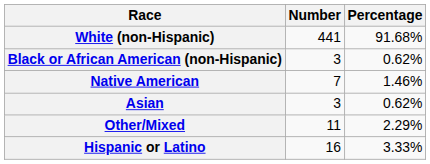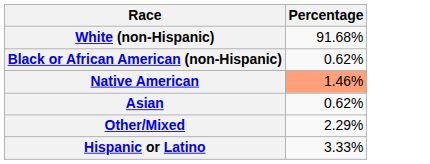- column: (315, 15)
(403, 81) no background -> (344, 81) lightsalmon background
